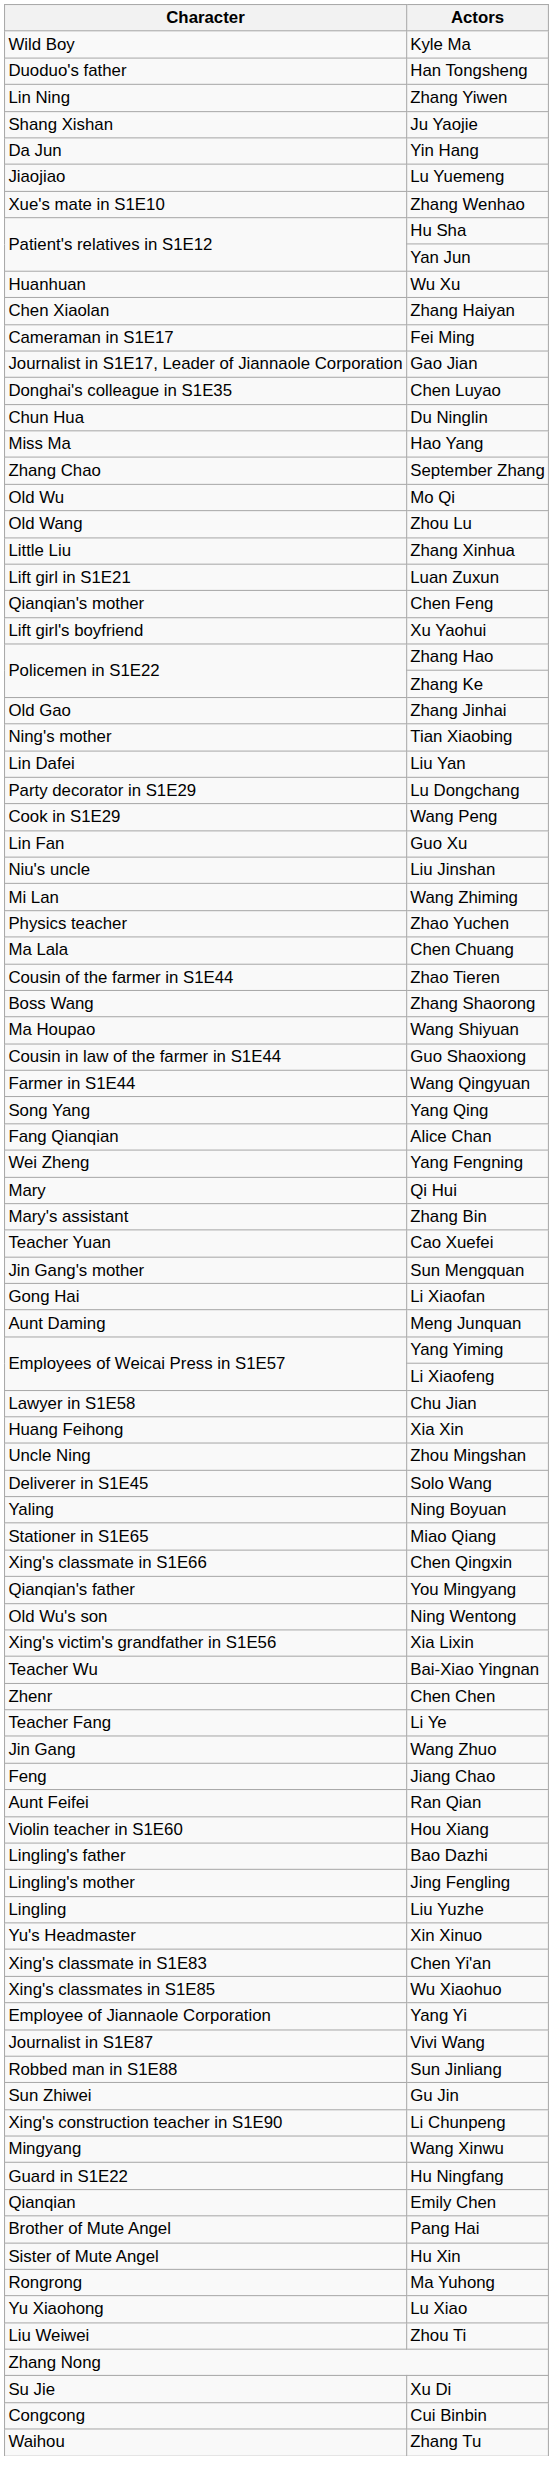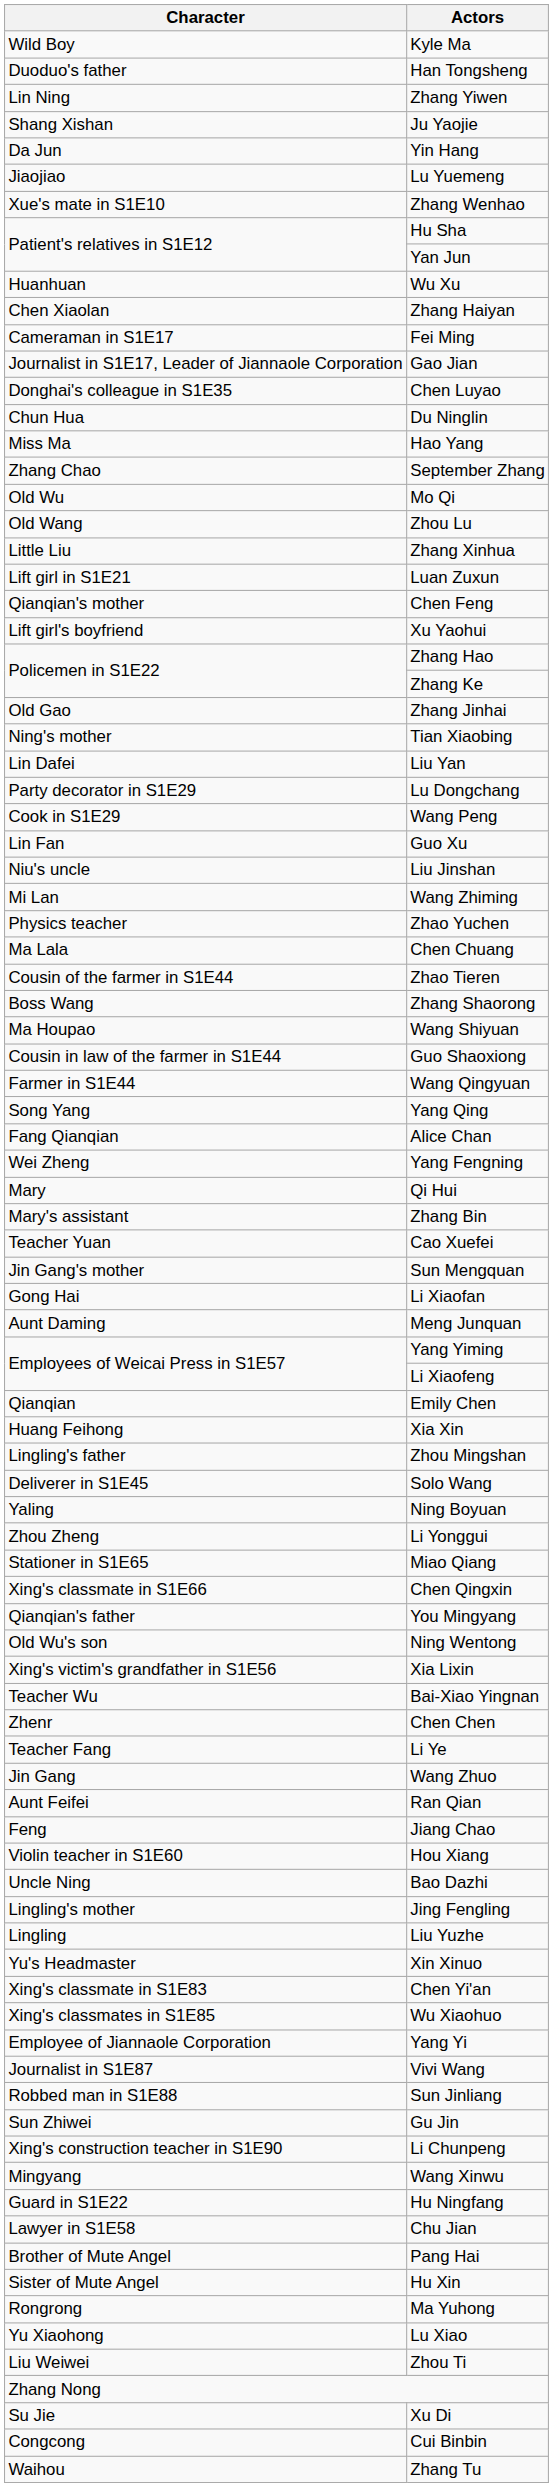rows swapped: (443, 1403) <-> (453, 2202)
(49, 1456) Uncle Ning -> (67, 1456) Lingling's father
+ row: (449, 1536)
rows swapped: (446, 1802) <-> (453, 1776)
(67, 1856) Lingling's father -> (49, 1882) Uncle Ning
